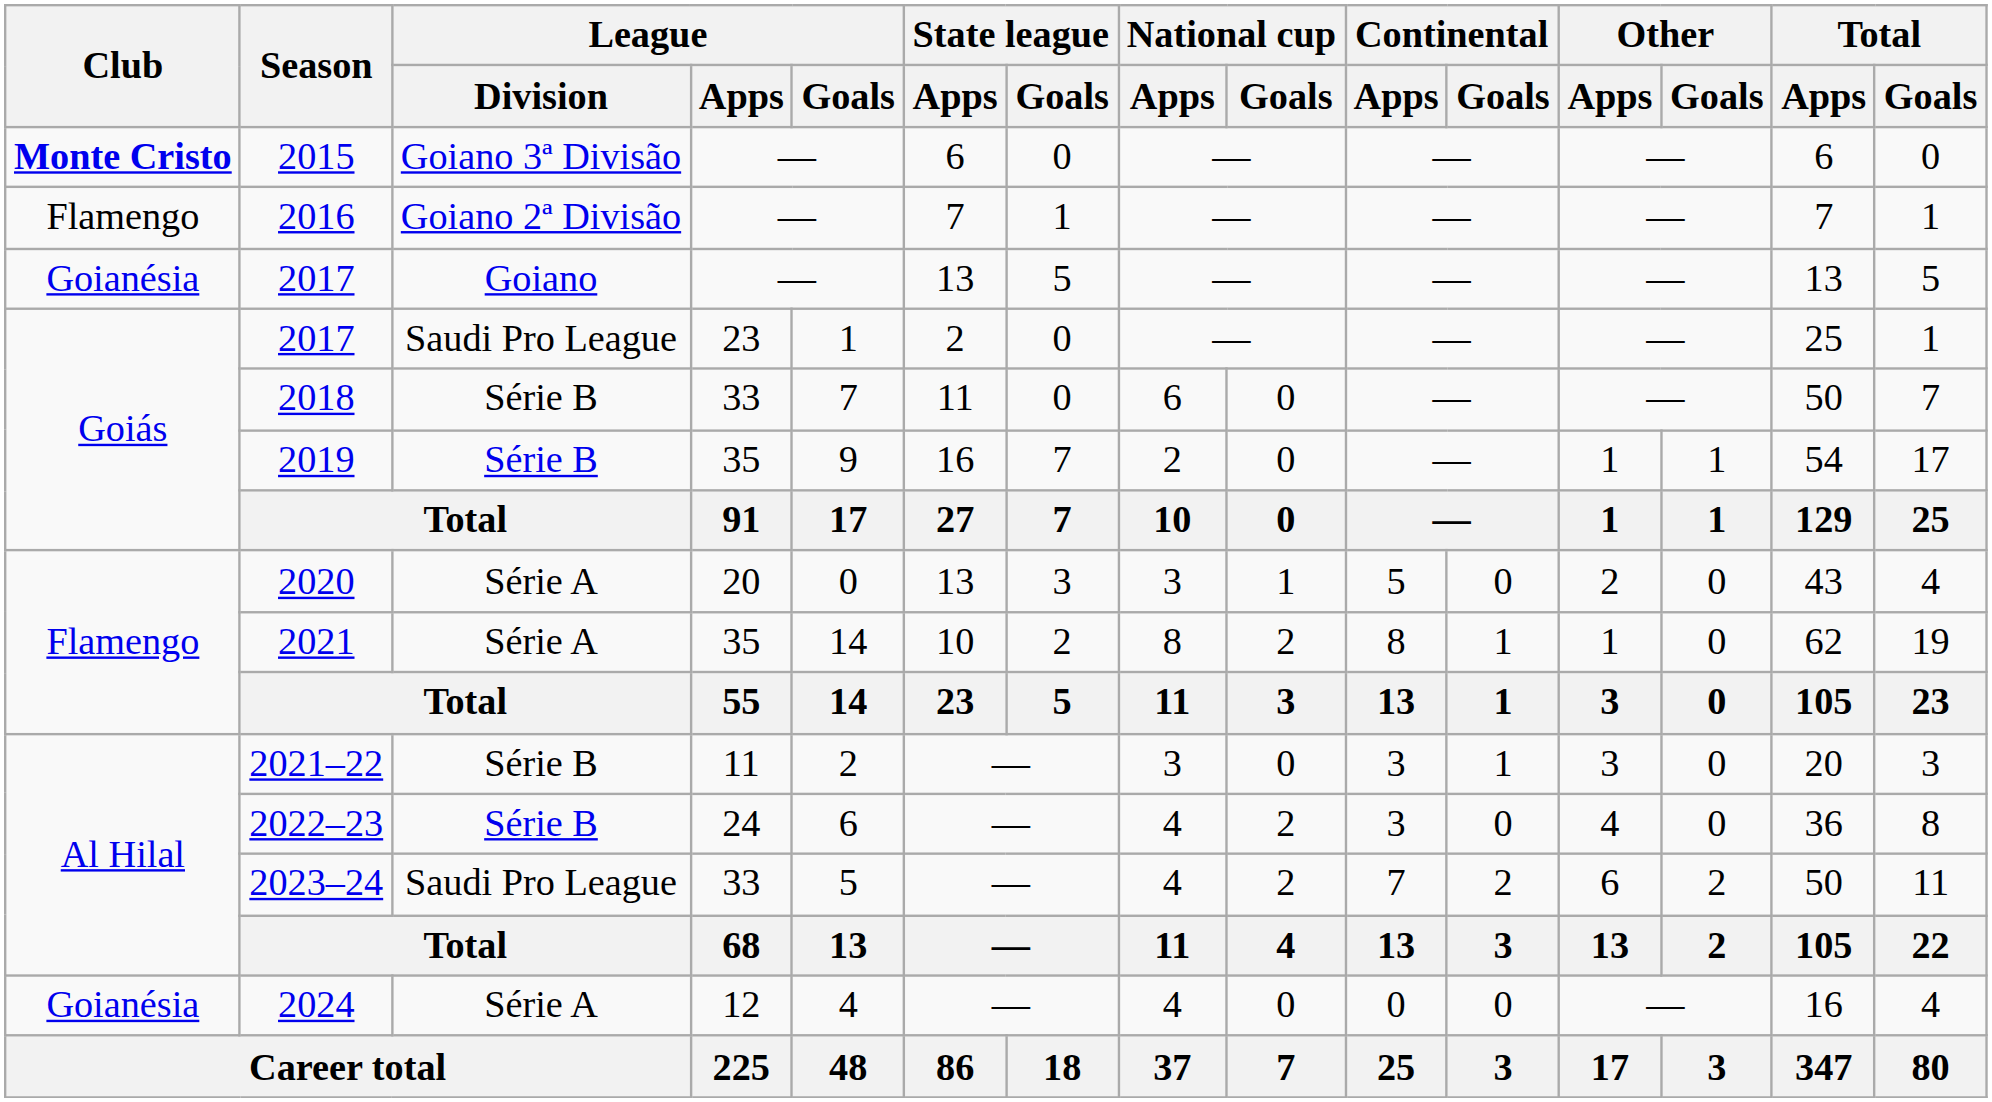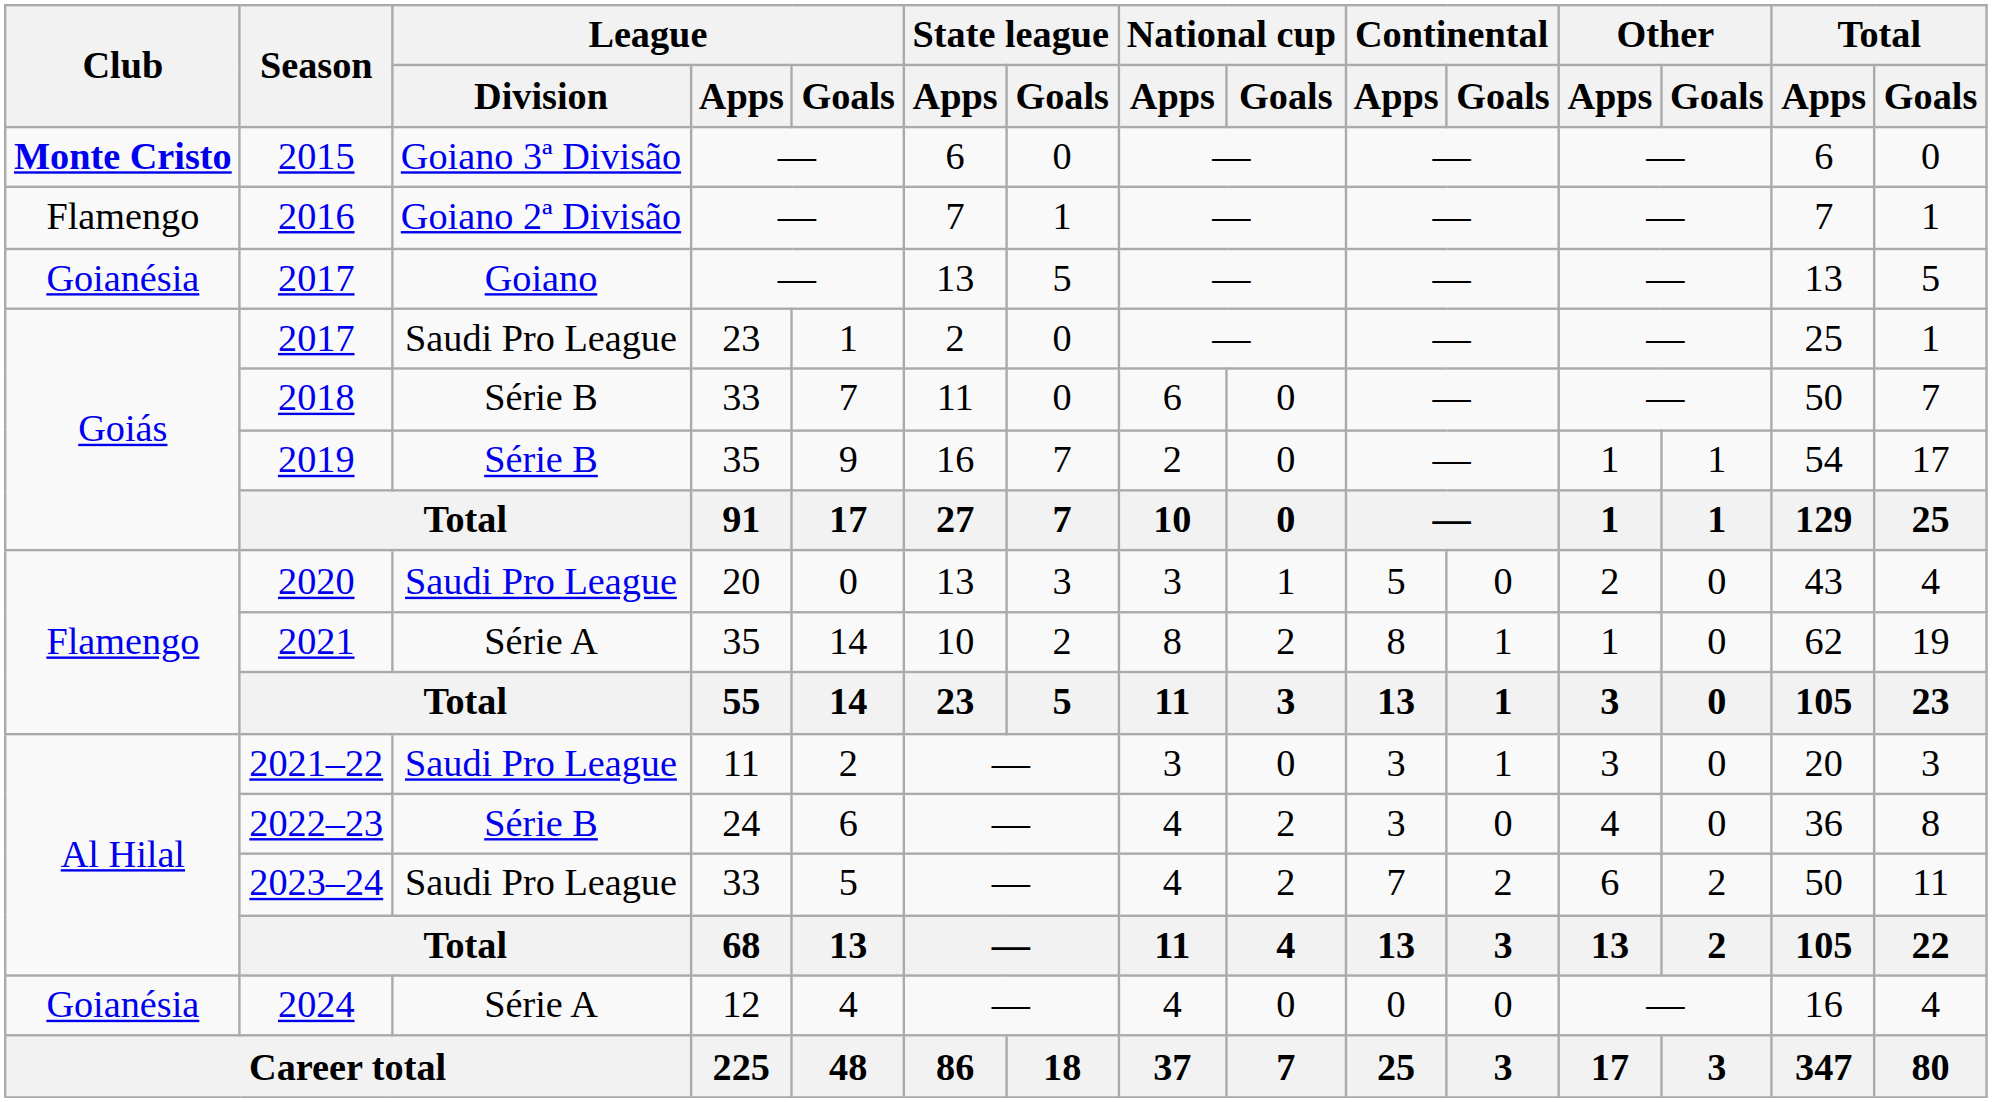(541, 580) Série A -> (541, 580) Saudi Pro League
(541, 762) Série B -> (541, 762) Saudi Pro League
